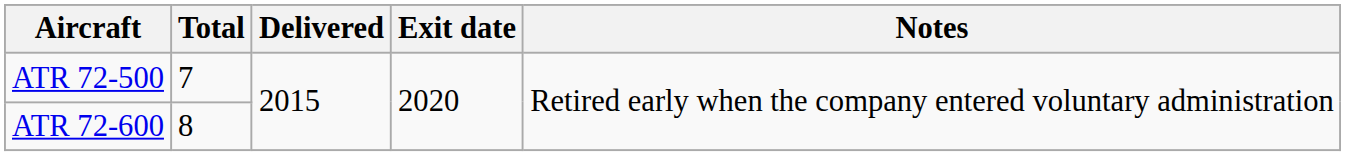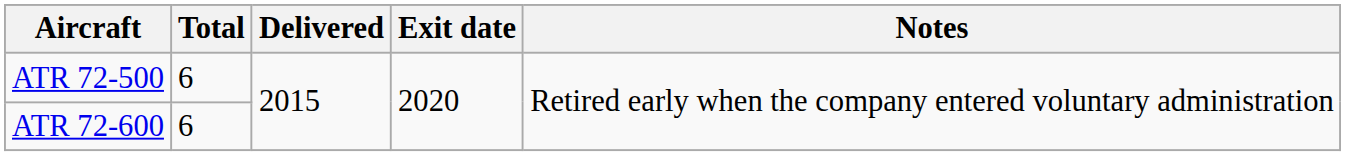(186, 77) 7 -> (186, 77) 6
(186, 125) 8 -> (186, 125) 6
